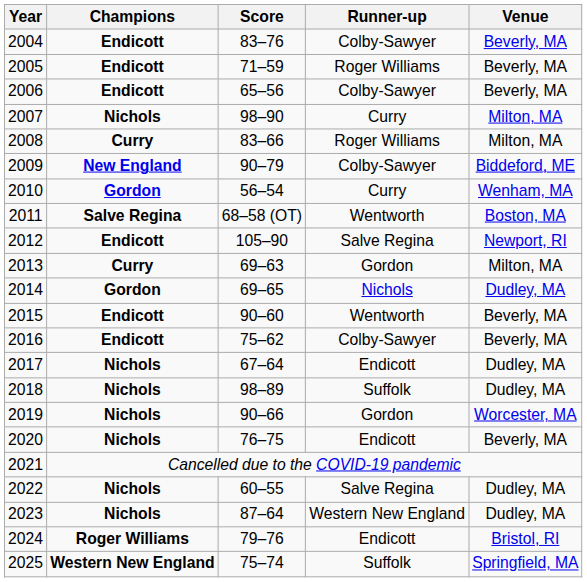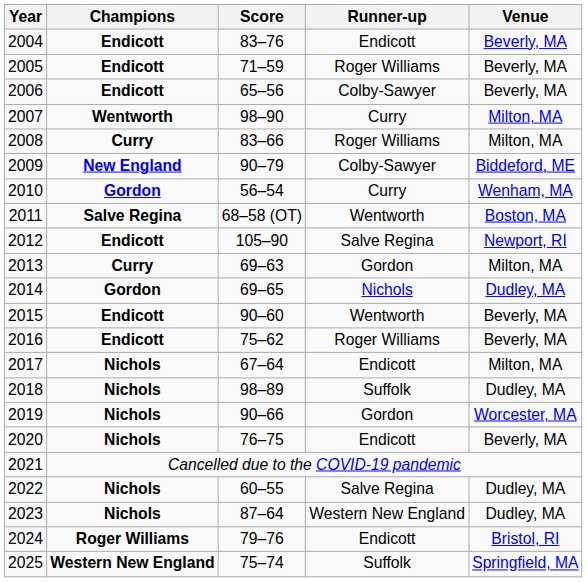(387, 41) Colby-Sawyer -> (387, 41) Endicott
(132, 116) Nichols -> (132, 116) Wentworth
(387, 340) Colby-Sawyer -> (387, 340) Roger Williams
(525, 365) Dudley, MA -> (525, 365) Milton, MA
